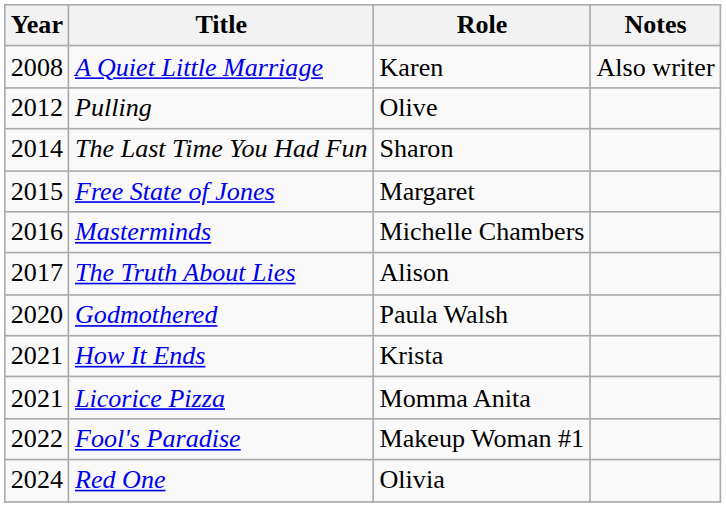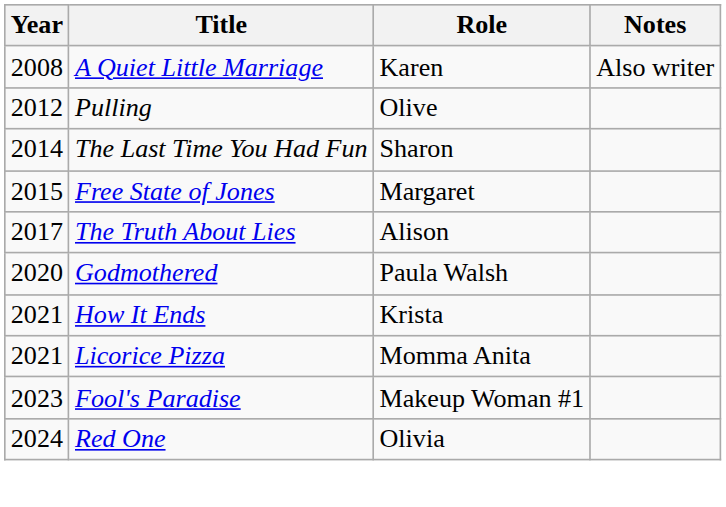- row: (143, 231)
(37, 438) 2022 -> (37, 397) 2023
